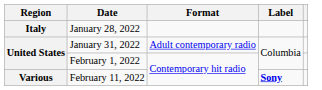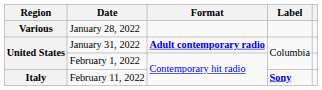(36, 28) Italy -> (36, 28) Various
(203, 45) normal -> (207, 45) bold
(36, 77) Various -> (36, 77) Italy
